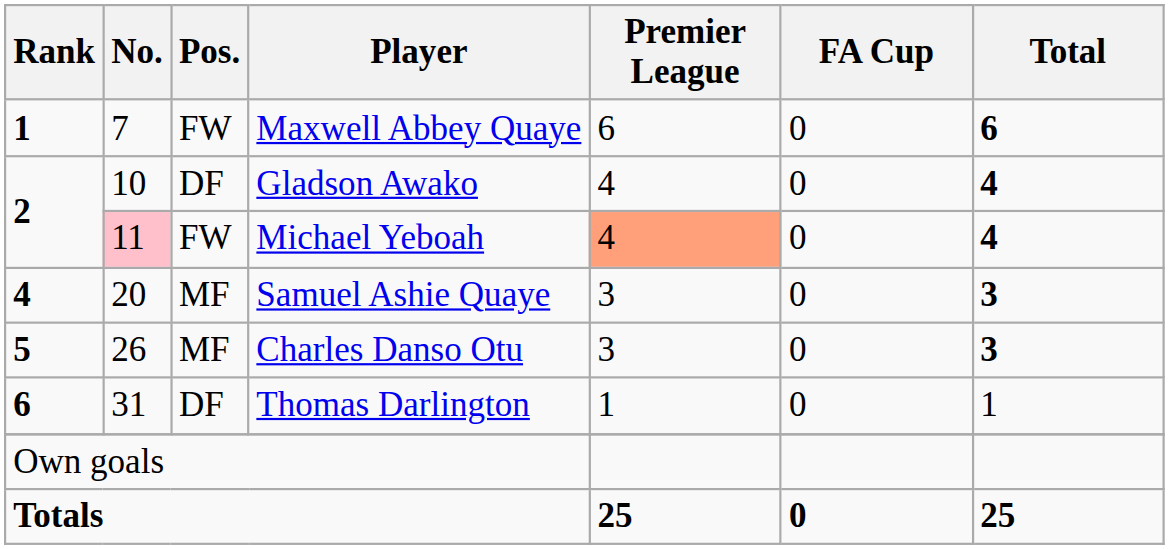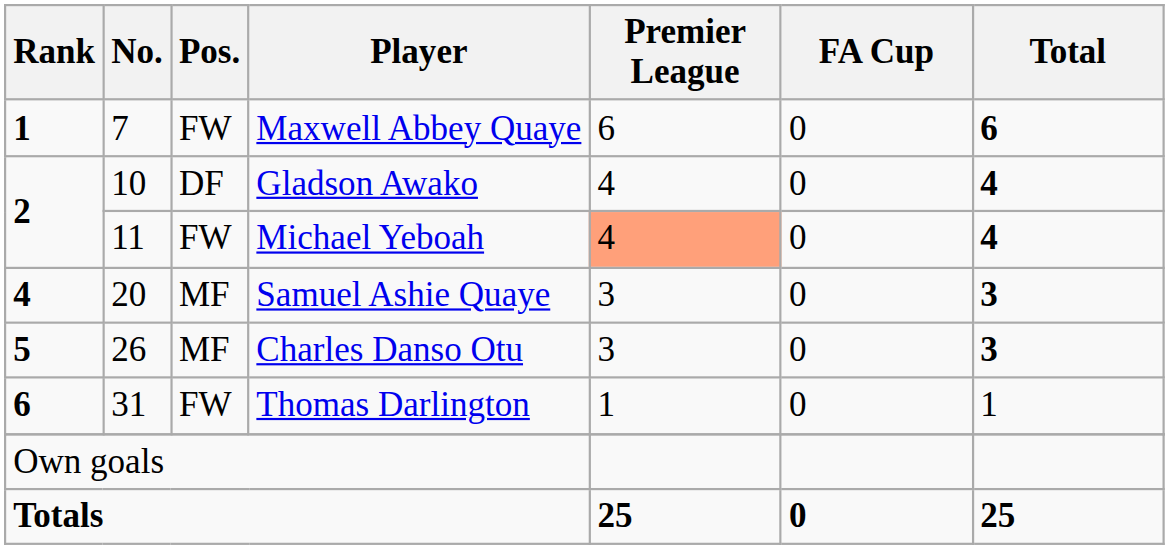(128, 238) pink background -> (128, 238) no background
(201, 405) DF -> (205, 405) FW
